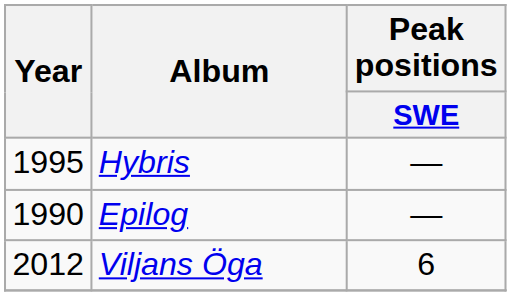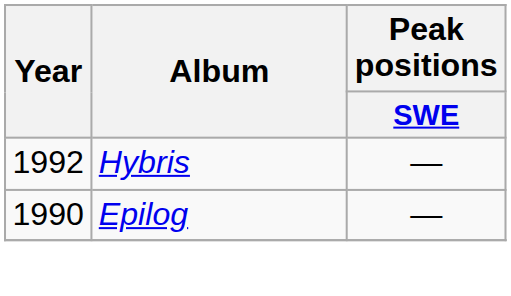(48, 162) 1995 -> (48, 162) 1992
- row: (181, 264)
